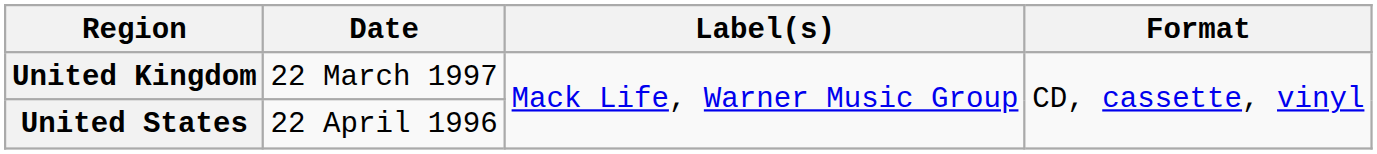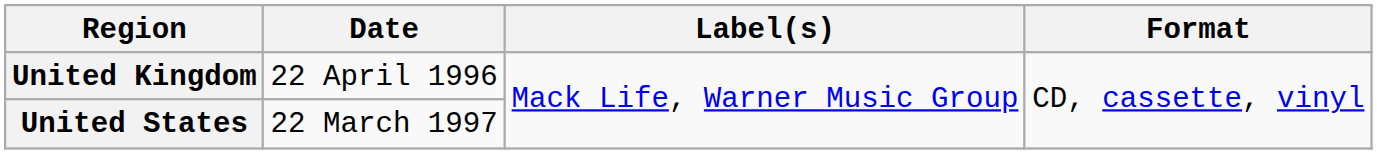(384, 76) 22 March 1997 -> (384, 76) 22 April 1996
(384, 124) 22 April 1996 -> (384, 124) 22 March 1997
